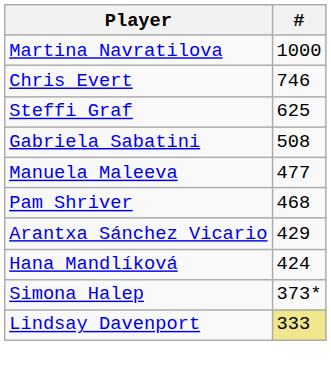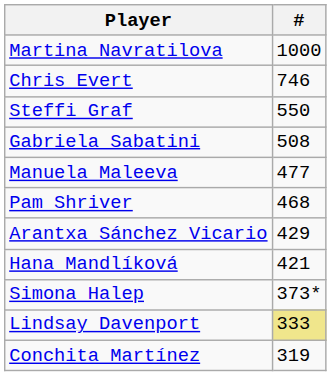(293, 112) 625 -> (293, 112) 550
(293, 264) 424 -> (293, 264) 421
+ row: (105, 356)
